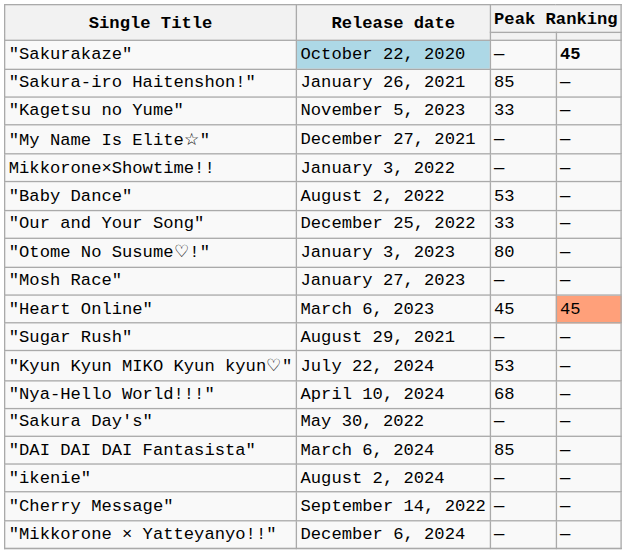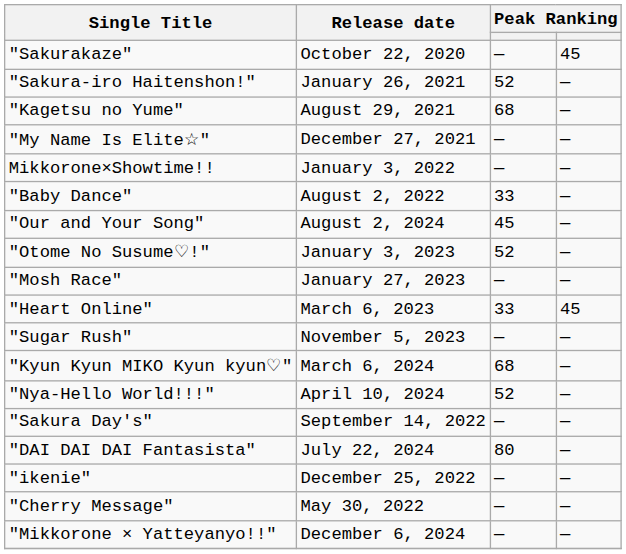(383, 55) lightblue background -> (383, 55) no background
(570, 55) bold -> (570, 55) normal
(504, 83) 85 -> (504, 83) 52
(383, 111) November 5, 2023 -> (378, 111) August 29, 2021
(504, 111) 33 -> (504, 111) 68
(504, 196) 53 -> (504, 196) 33
(388, 224) December 25, 2022 -> (373, 224) August 2, 2024
(504, 224) 33 -> (504, 224) 45
(504, 253) 80 -> (504, 253) 52
(504, 309) 45 -> (504, 309) 33
(570, 309) lightsalmon background -> (570, 309) no background
(378, 337) August 29, 2021 -> (383, 337) November 5, 2023
(367, 366) July 22, 2024 -> (367, 366) March 6, 2024
(504, 366) 53 -> (504, 366) 68
(504, 394) 68 -> (504, 394) 52
(362, 422) May 30, 2022 -> (393, 422) September 14, 2022
(367, 450) March 6, 2024 -> (367, 450) July 22, 2024
(504, 450) 85 -> (504, 450) 80
(373, 478) August 2, 2024 -> (388, 478) December 25, 2022
(393, 506) September 14, 2022 -> (362, 506) May 30, 2022
